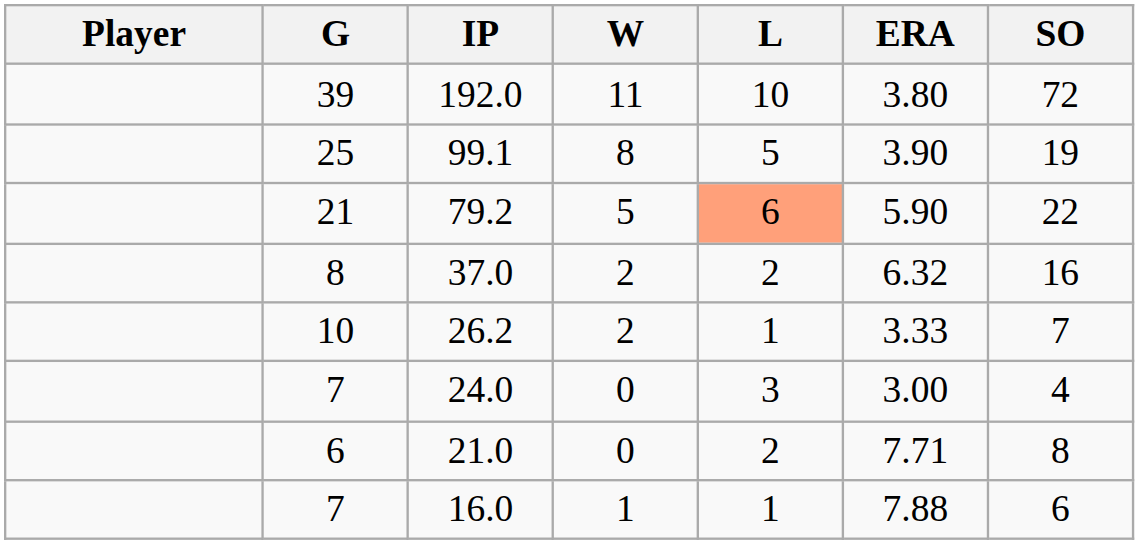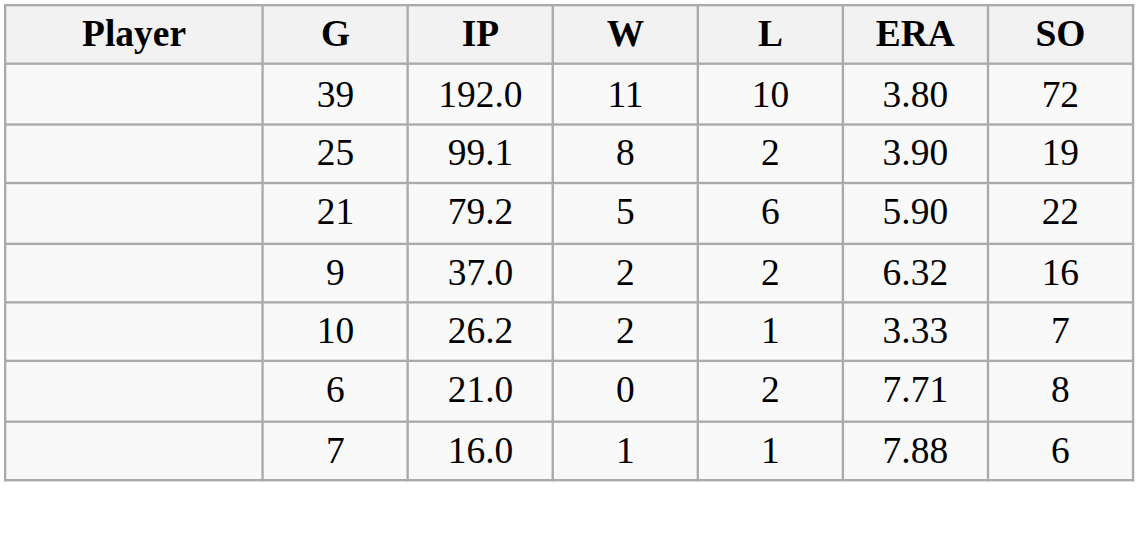(770, 152) 5 -> (770, 152) 2
(770, 212) lightsalmon background -> (770, 212) no background
(335, 271) 8 -> (335, 271) 9
- row: (480, 390)
